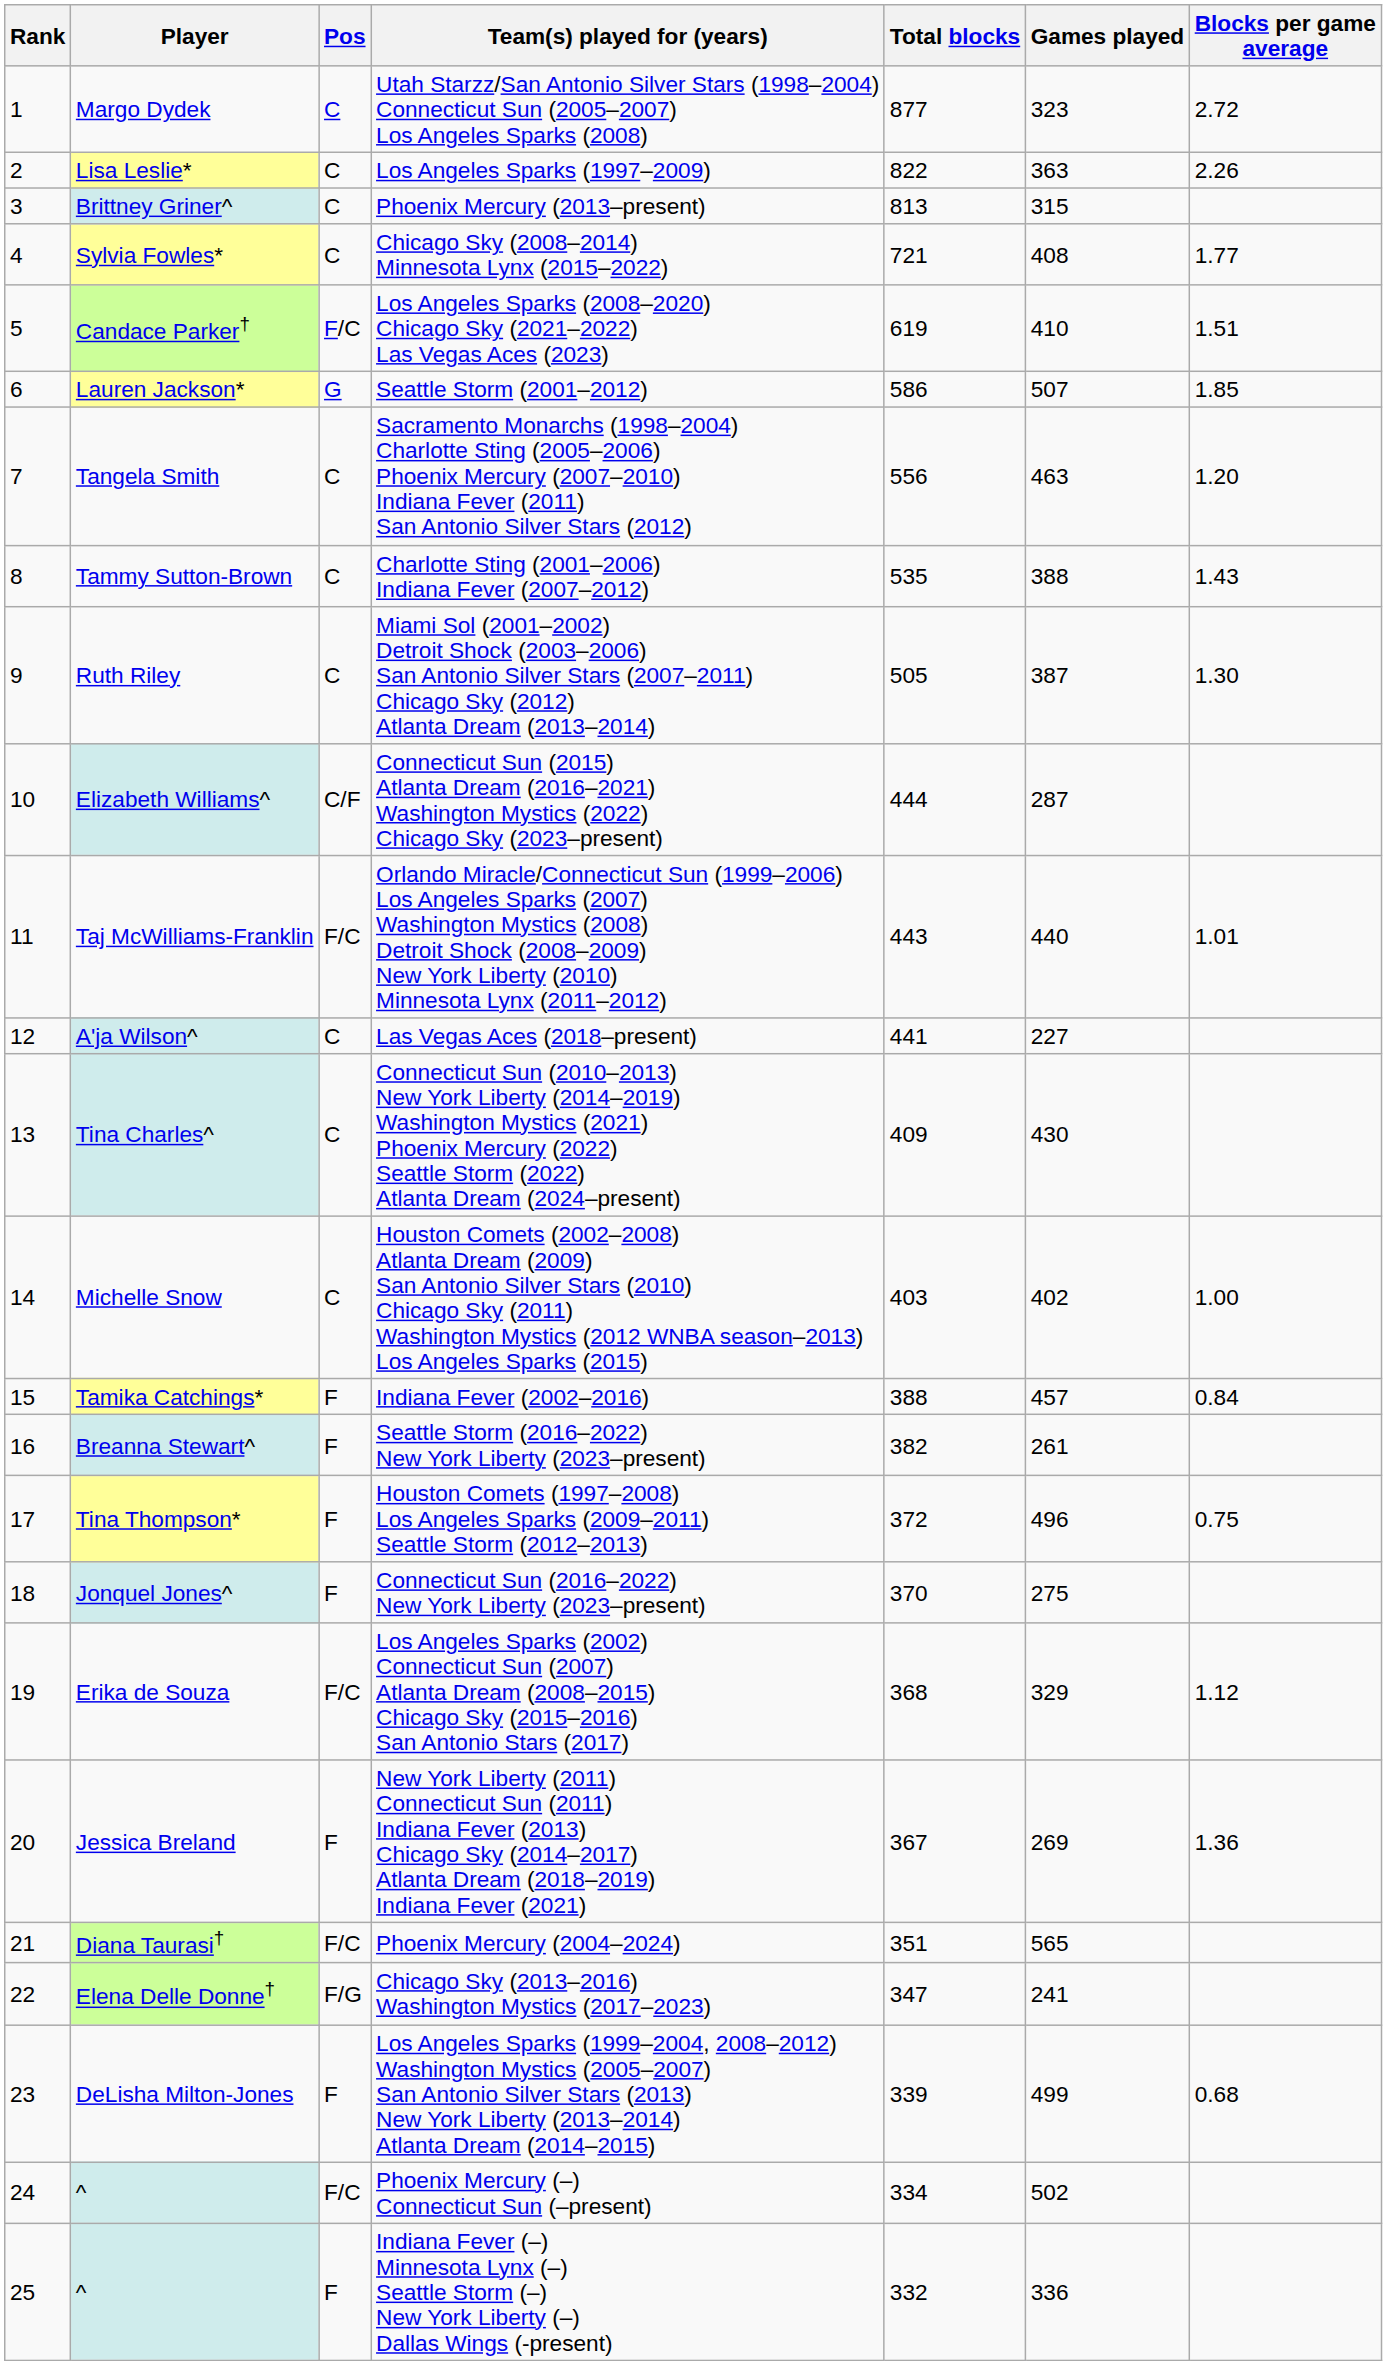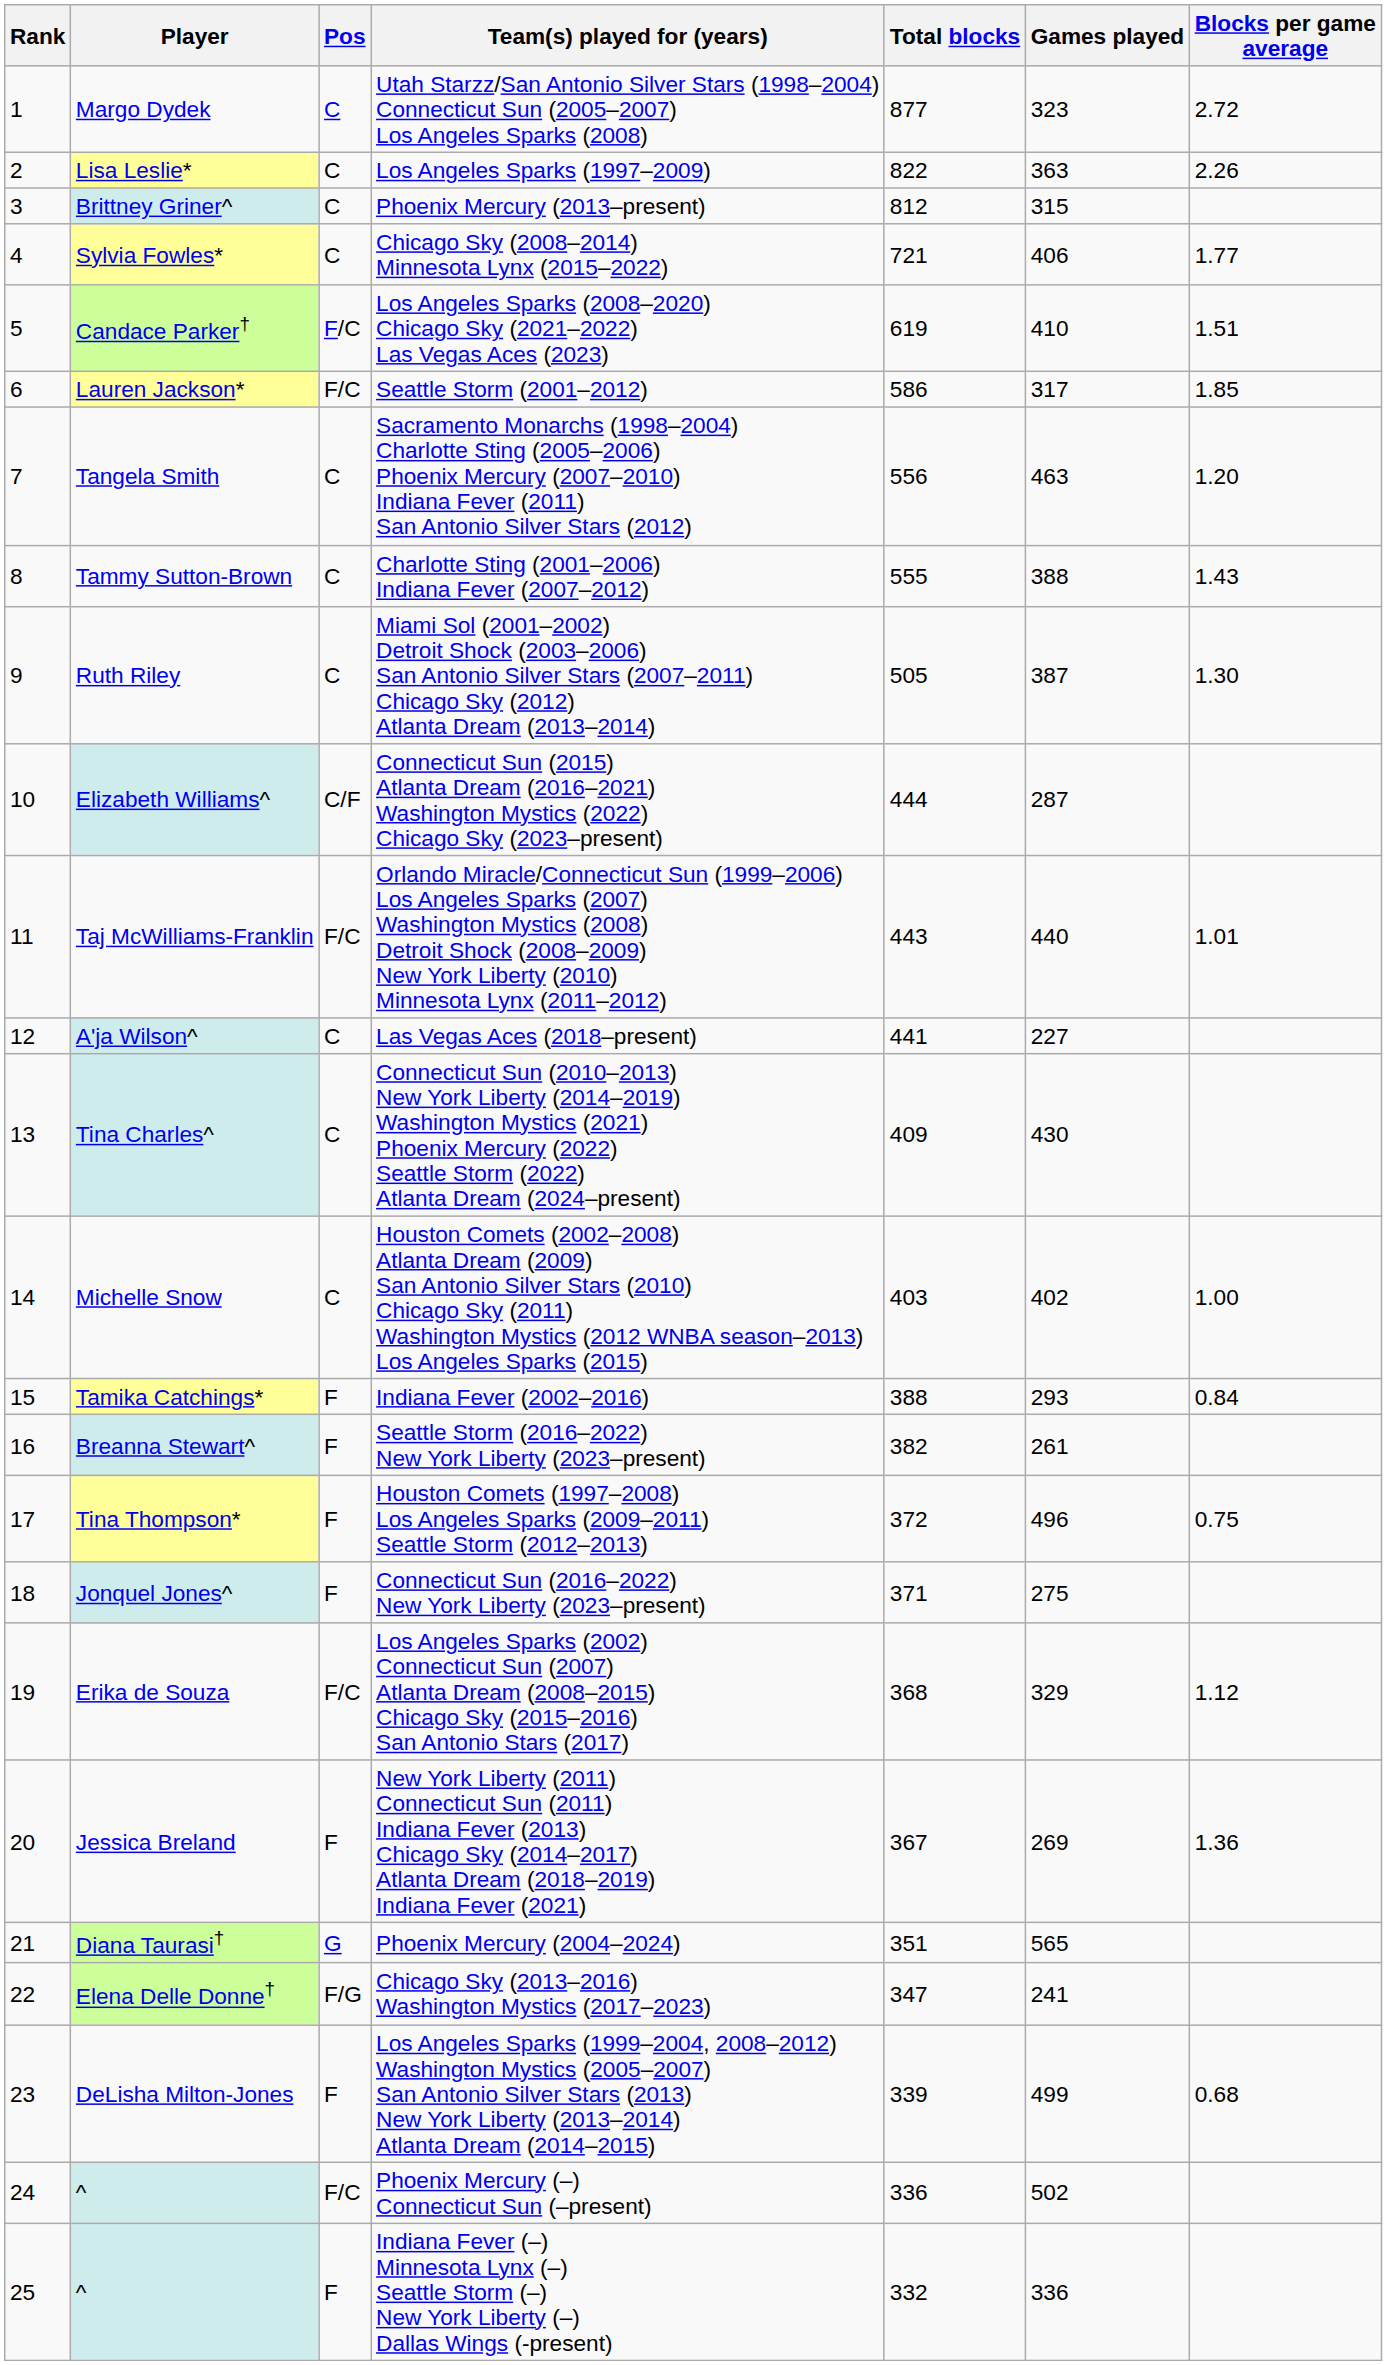(909, 206) 813 -> (909, 206) 812
(1050, 255) 408 -> (1050, 255) 406
(333, 390) G -> (342, 390) F/C
(1050, 390) 507 -> (1050, 390) 317
(909, 576) 535 -> (909, 576) 555
(1050, 1397) 457 -> (1050, 1397) 293
(909, 1593) 370 -> (909, 1593) 371
(342, 1943) F/C -> (333, 1943) G
(909, 2192) 334 -> (909, 2192) 336
